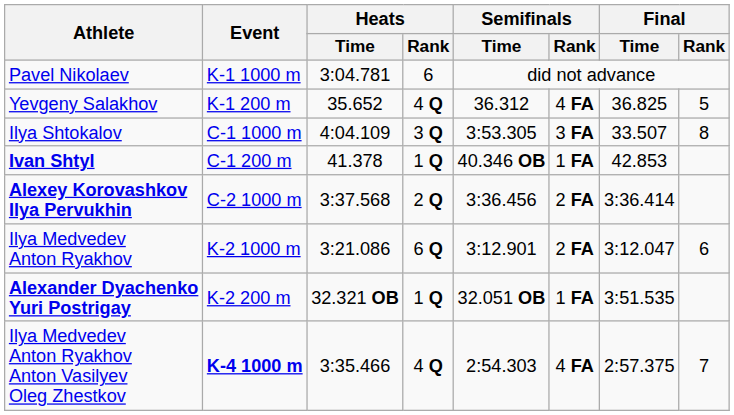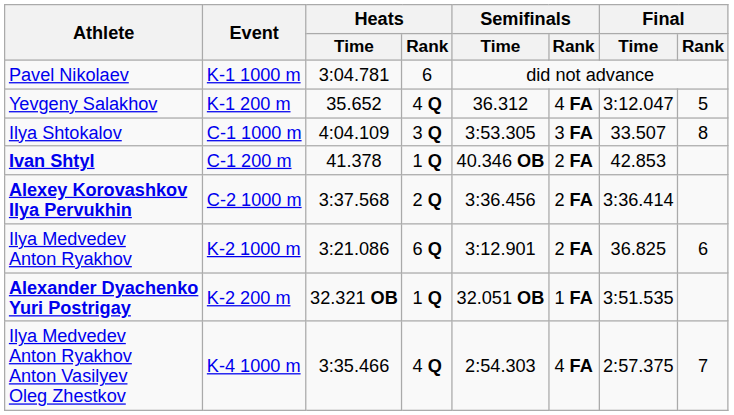(639, 104) 36.825 -> (638, 104) 3:12.047
(575, 161) 1 FA -> (574, 161) 2 FA
(639, 249) 3:12.047 -> (638, 249) 36.825
(255, 366) bold -> (254, 366) normal
